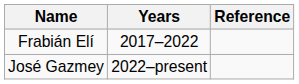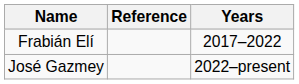columns swapped: (159, 16) <-> (252, 16)
